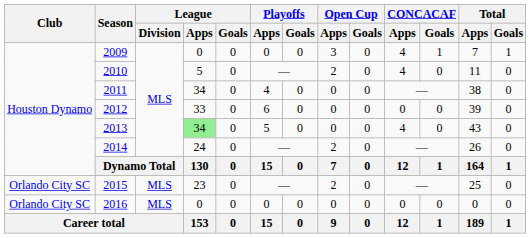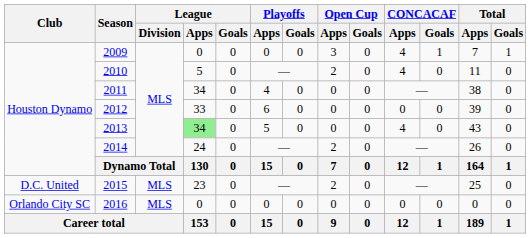(50, 185) Orlando City SC -> (50, 185) D.C. United
